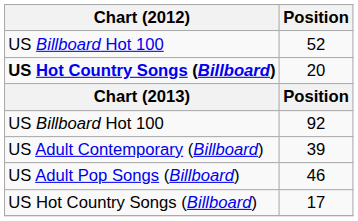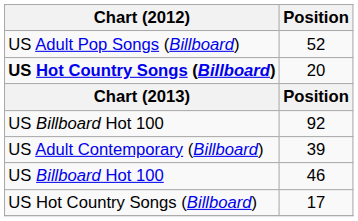(86, 44) US Billboard Hot 100 -> (124, 44) US Adult Pop Songs (Billboard)
(124, 176) US Adult Pop Songs (Billboard) -> (86, 176) US Billboard Hot 100
